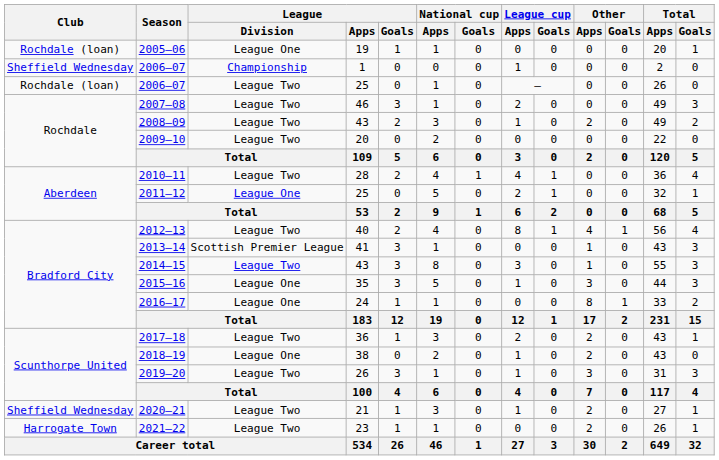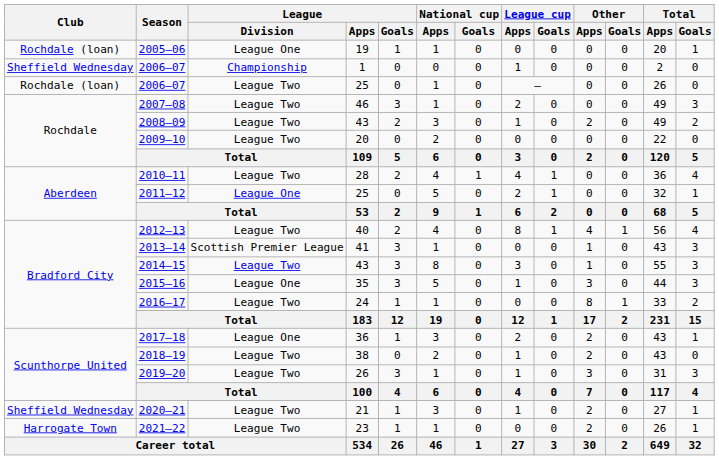(267, 302) League One -> (267, 302) League Two
(267, 338) League Two -> (267, 338) League One
(267, 356) League One -> (267, 356) League Two
